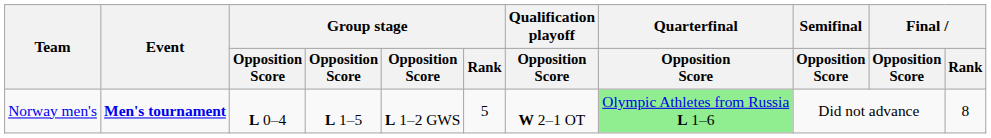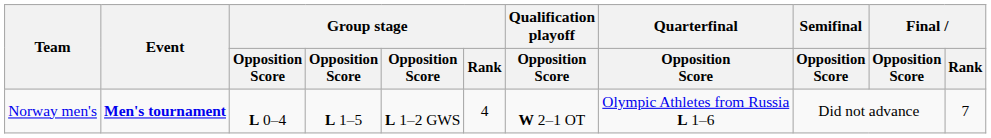(485, 111) 5 -> (485, 111) 4
(696, 111) lightgreen background -> (696, 111) no background
(965, 111) 8 -> (965, 111) 7
